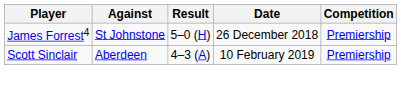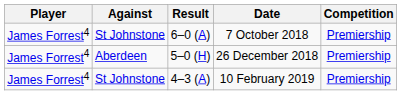+ row: (267, 34)
(130, 34) St Johnstone -> (121, 56) Aberdeen
(42, 55) Scott Sinclair -> (48, 79) James Forrest4
(121, 55) Aberdeen -> (130, 79) St Johnstone
